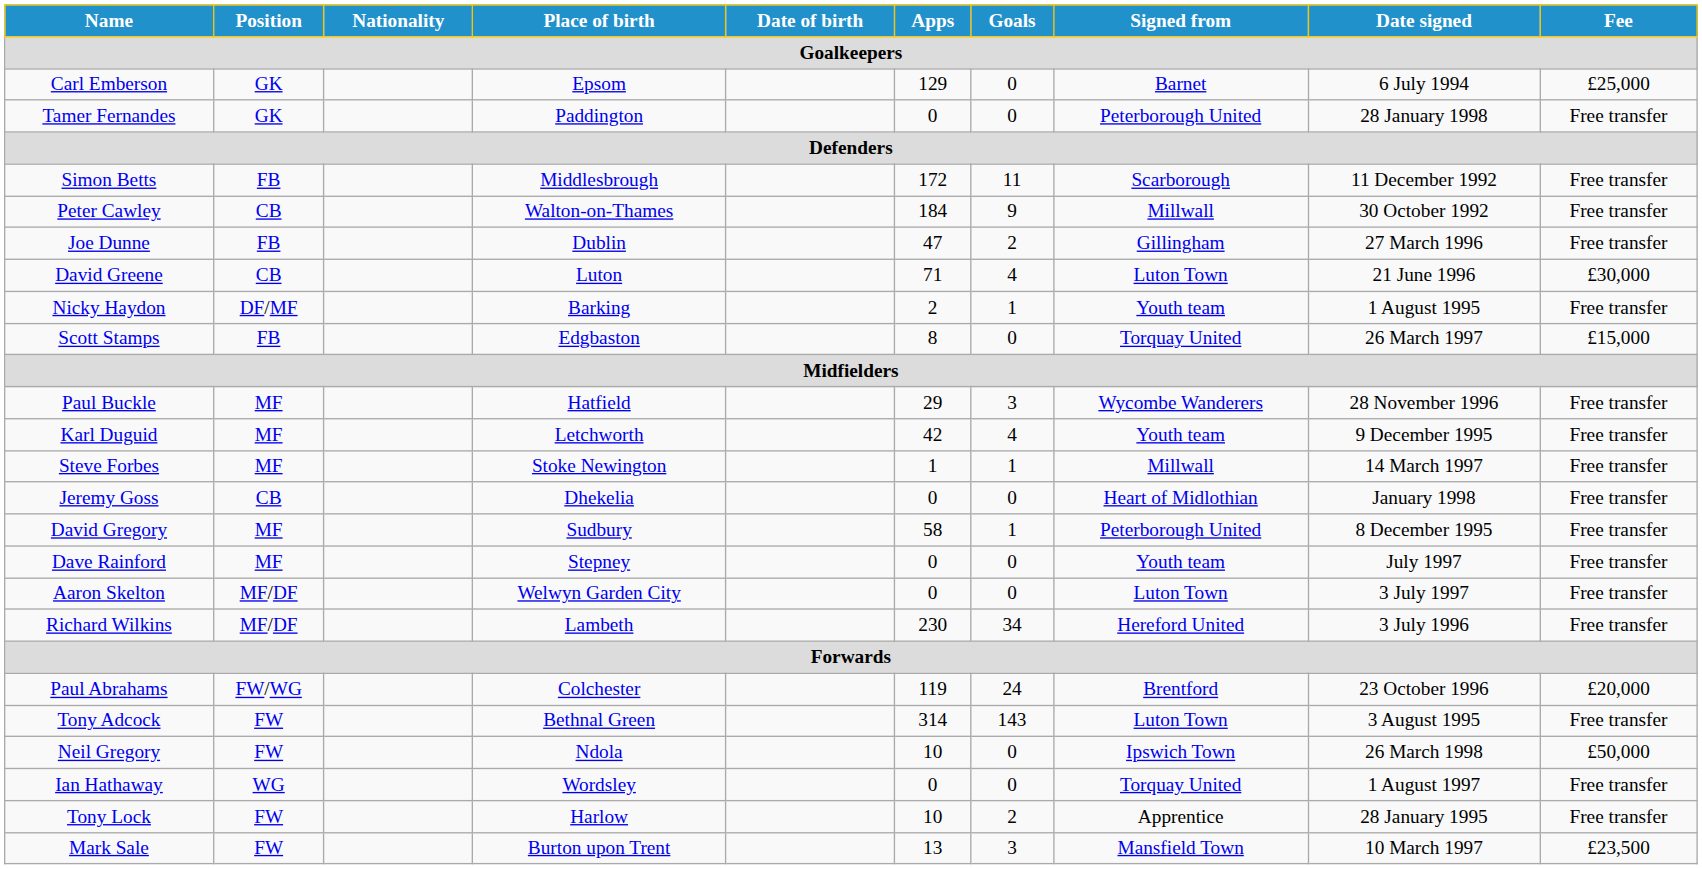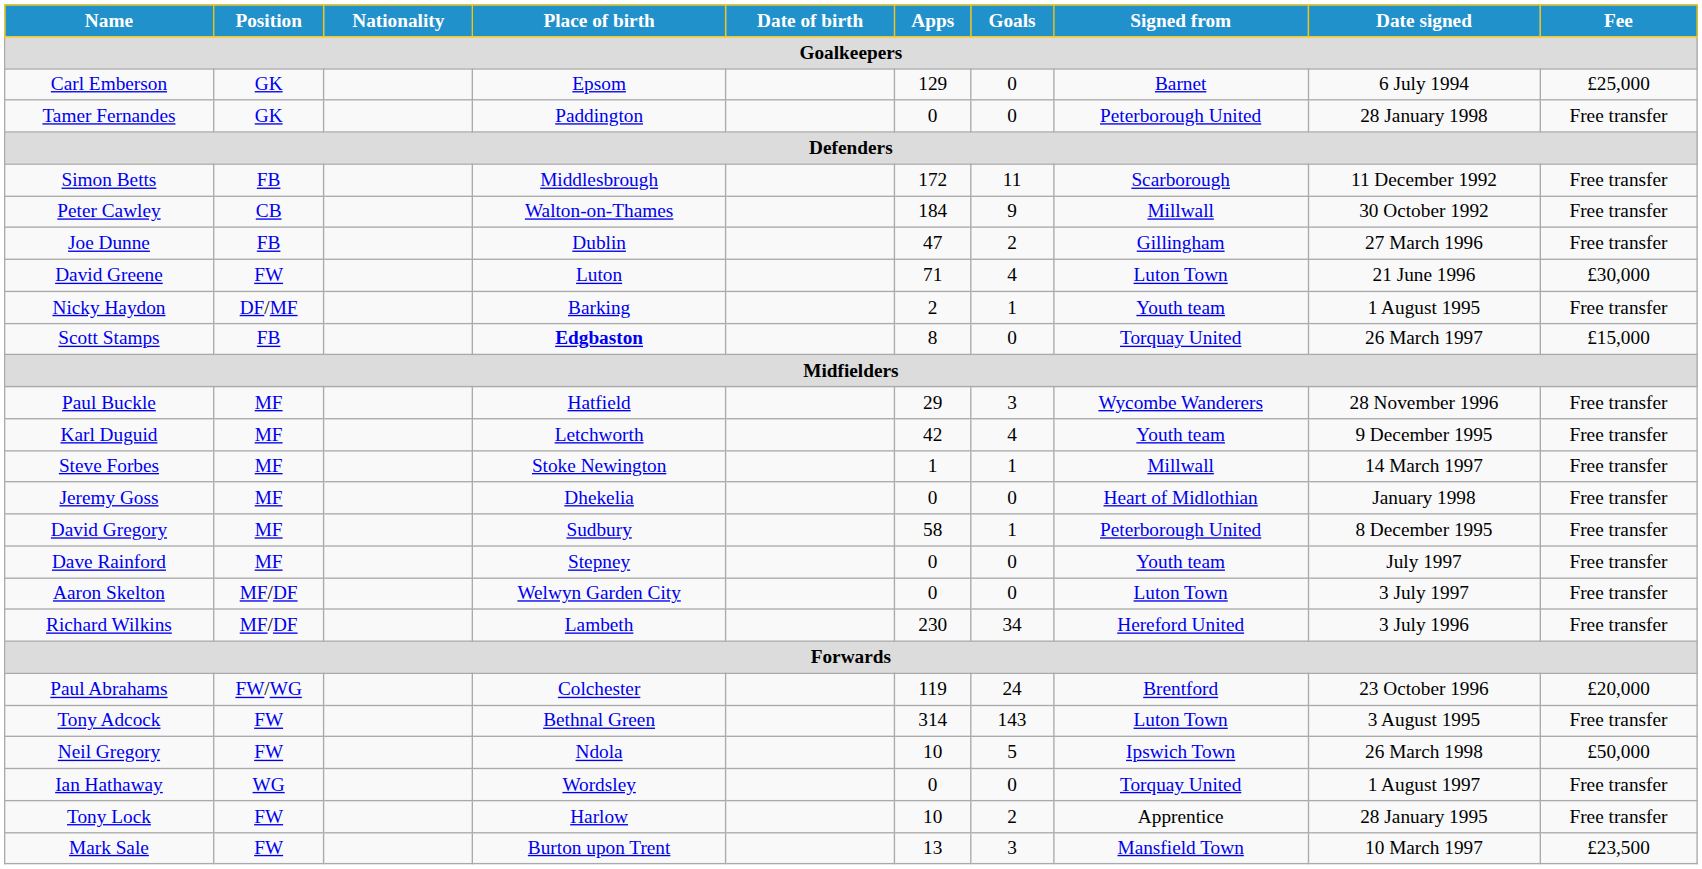(269, 275) CB -> (269, 275) FW
(599, 339) normal -> (599, 339) bold
(269, 498) CB -> (269, 498) MF
(1012, 752) 0 -> (1012, 752) 5
